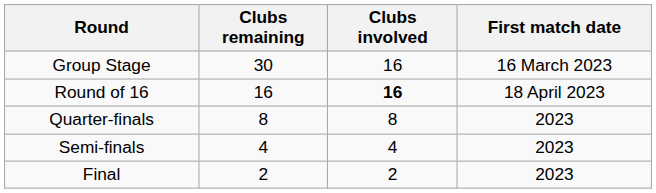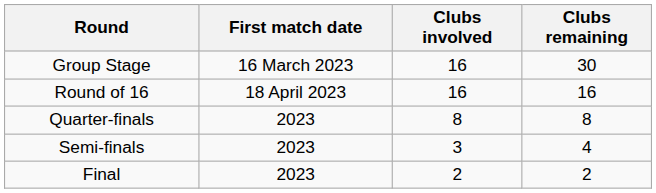columns swapped: (263, 27) <-> (554, 27)
(393, 92) bold -> (457, 92) normal
(393, 147) 4 -> (457, 147) 3
